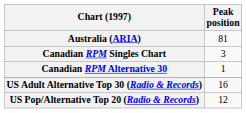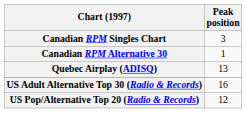- row: (104, 38)
+ row: (104, 69)
